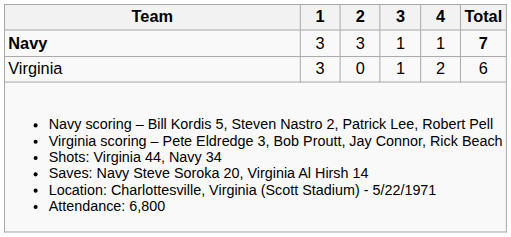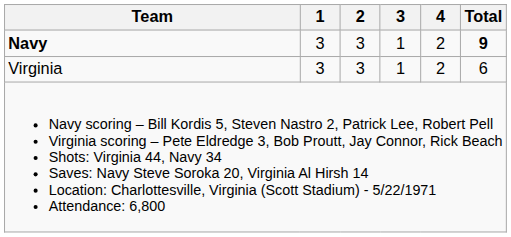(441, 43) 1 -> (441, 43) 2
(483, 43) 7 -> (483, 43) 9
(360, 69) 0 -> (360, 69) 3
